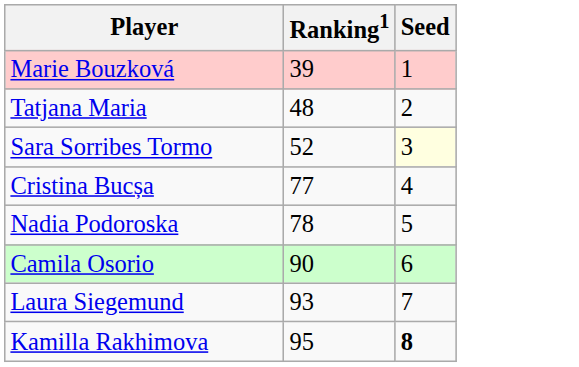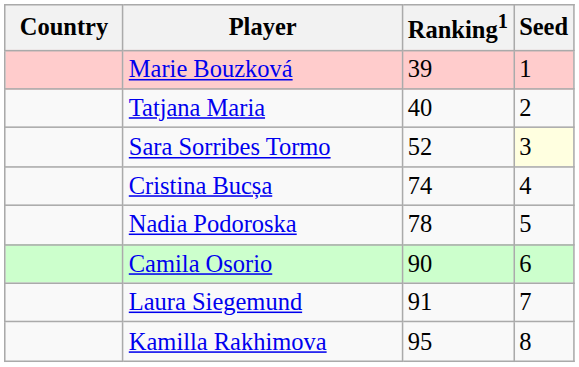+ column: (64, 27)
(302, 108) 48 -> (420, 108) 40
(302, 185) 77 -> (420, 185) 74
(302, 302) 93 -> (420, 302) 91
(407, 341) bold -> (525, 341) normal
